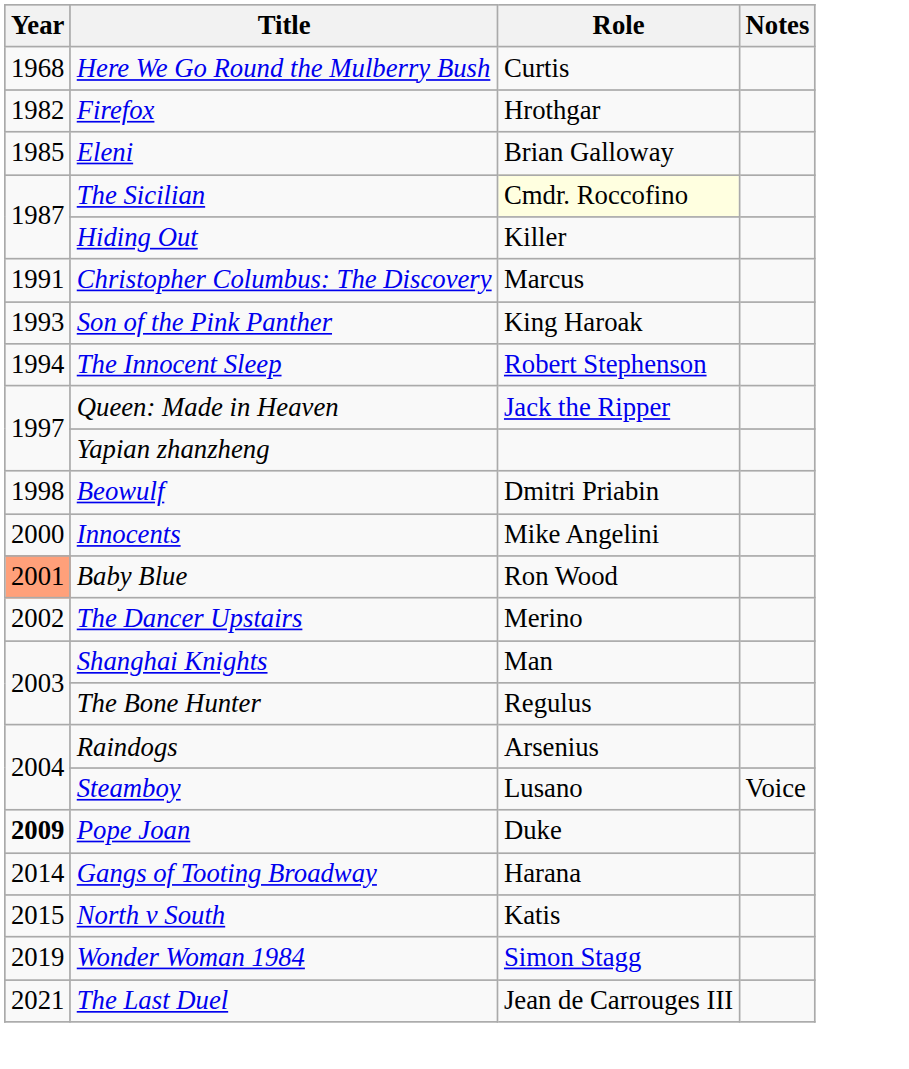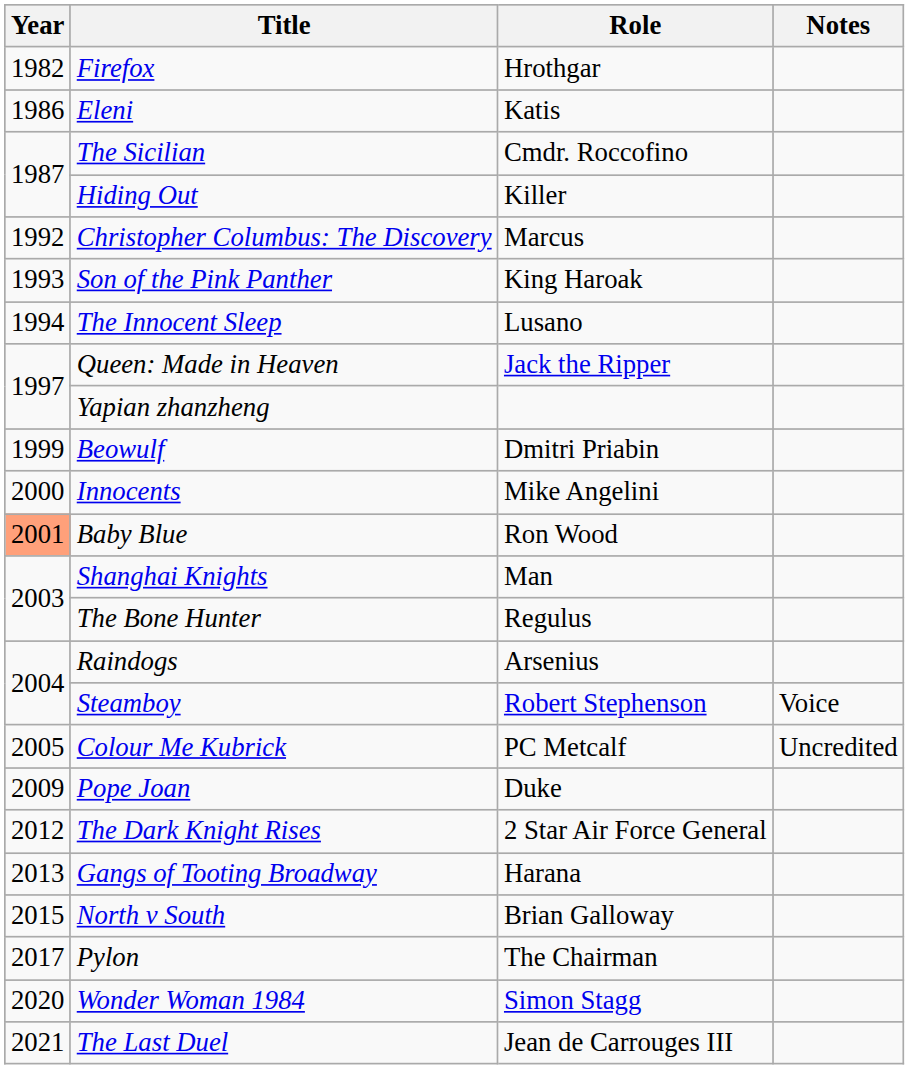- row: (284, 68)
(38, 152) 1985 -> (38, 110) 1986
(589, 152) Brian Galloway -> (532, 110) Katis
(596, 195) lightyellow background -> (596, 152) no background
(38, 279) 1991 -> (38, 237) 1992
(605, 364) Robert Stephenson -> (543, 322) Lusano
(38, 491) 1998 -> (38, 449) 1999
- row: (190, 618)
(543, 788) Lusano -> (605, 703) Robert Stephenson
+ row: (181, 746)
(38, 830) bold -> (38, 788) normal
+ row: (199, 830)
(38, 873) 2014 -> (38, 873) 2013
(532, 915) Katis -> (589, 915) Brian Galloway
+ row: (108, 957)
(38, 957) 2019 -> (38, 1000) 2020
